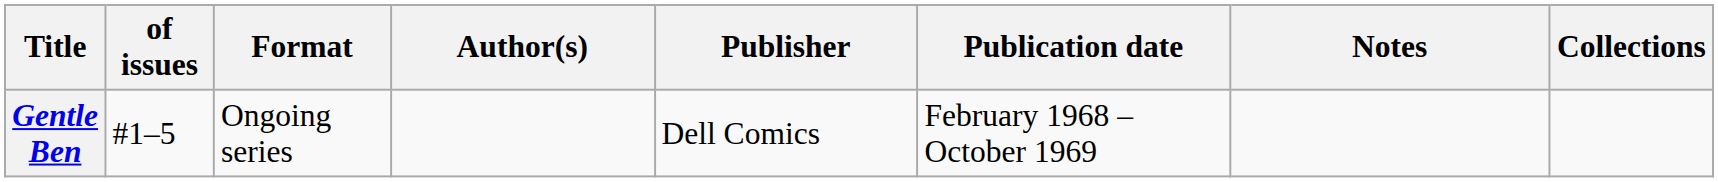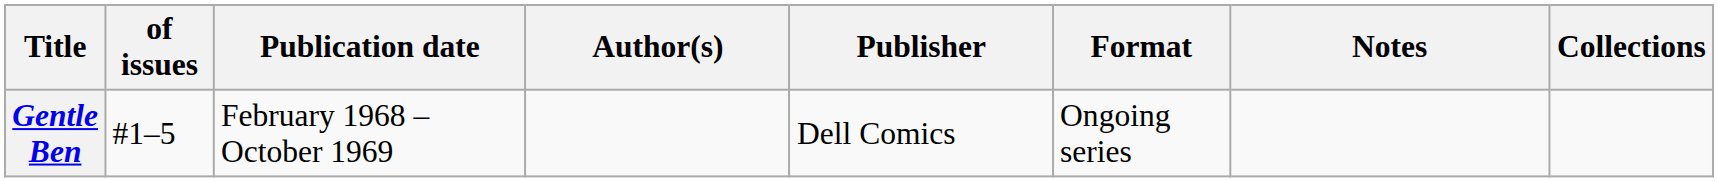columns swapped: (302, 47) <-> (1073, 47)
